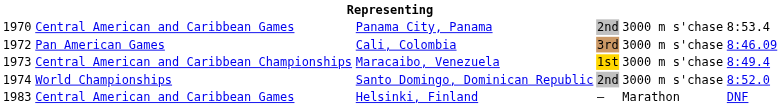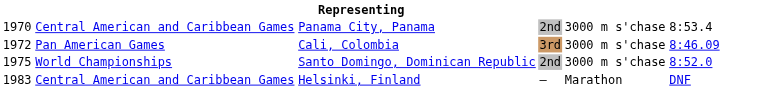- row: (428, 62)
(17, 80) 1974 -> (17, 62) 1975
